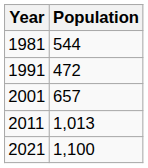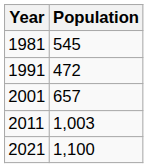(67, 44) 544 -> (67, 44) 545
(74, 123) 1,013 -> (74, 123) 1,003
